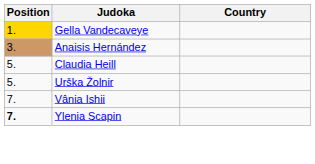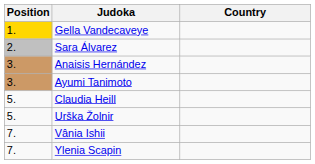+ row: (86, 47)
+ row: (93, 82)
(11, 116) bold -> (11, 151) normal
